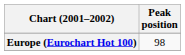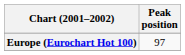(160, 42) 98 -> (160, 42) 97
